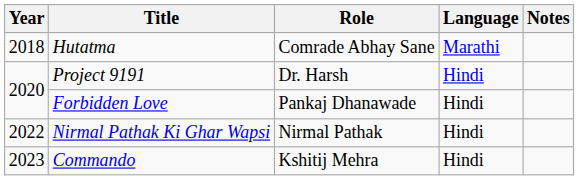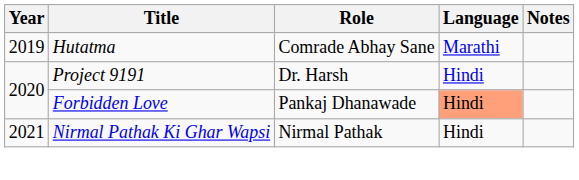(27, 47) 2018 -> (27, 47) 2019
(463, 103) no background -> (463, 103) lightsalmon background
(27, 132) 2022 -> (27, 132) 2021
- row: (94, 160)
